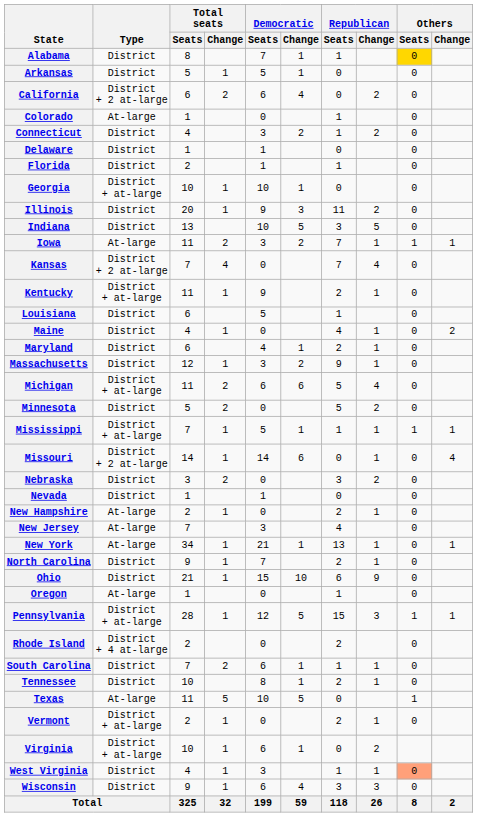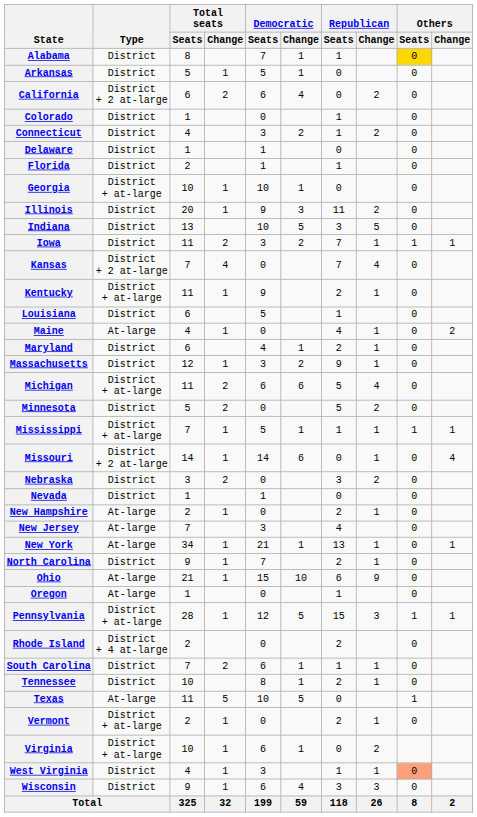(132, 117) At-large -> (132, 117) District
(132, 243) At-large -> (132, 243) District
(132, 331) District -> (132, 331) At-large
(132, 578) District -> (132, 578) At-large
